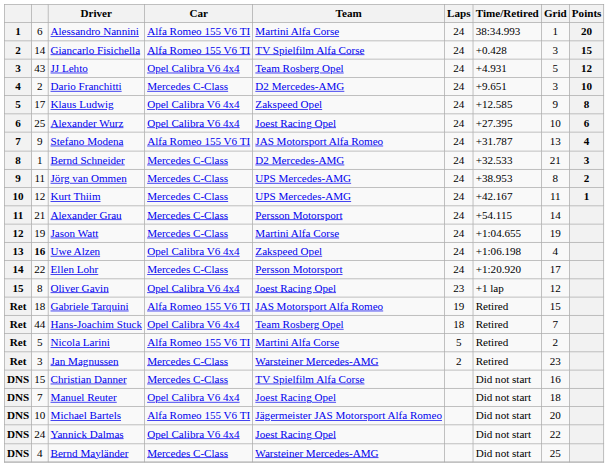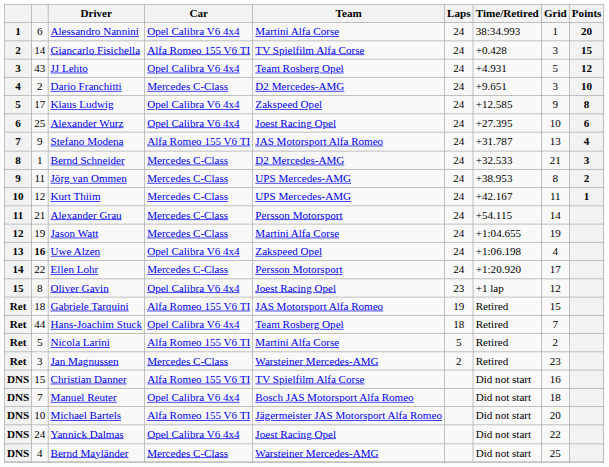(199, 32) Alfa Romeo 155 V6 TI -> (193, 32) Opel Calibra V6 4x4
(188, 379) Mercedes C-Class -> (199, 379) Alfa Romeo 155 V6 TI
(296, 398) Joest Racing Opel -> (335, 398) Bosch JAS Motorsport Alfa Romeo
